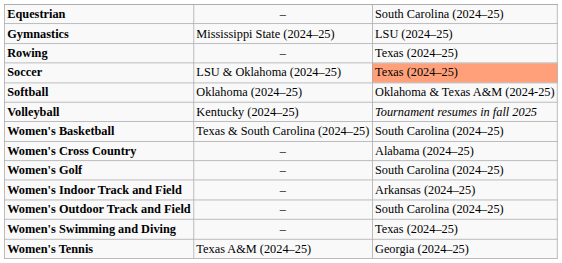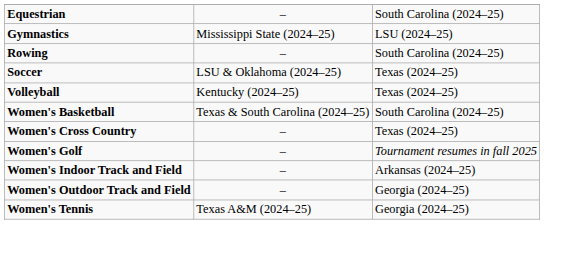(416, 53) Texas (2024–25) -> (439, 53) South Carolina (2024–25)
(416, 72) lightsalmon background -> (416, 72) no background
- row: (28, 92)
(456, 111) Tournament resumes in fall 2025 -> (416, 92) Texas (2024–25)
(424, 151) Alabama (2024–25) -> (416, 131) Texas (2024–25)
(439, 170) South Carolina (2024–25) -> (456, 151) Tournament resumes in fall 2025
(439, 209) South Carolina (2024–25) -> (422, 190) Georgia (2024–25)
- row: (92, 229)
